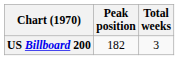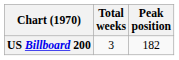columns swapped: (116, 20) <-> (156, 20)
